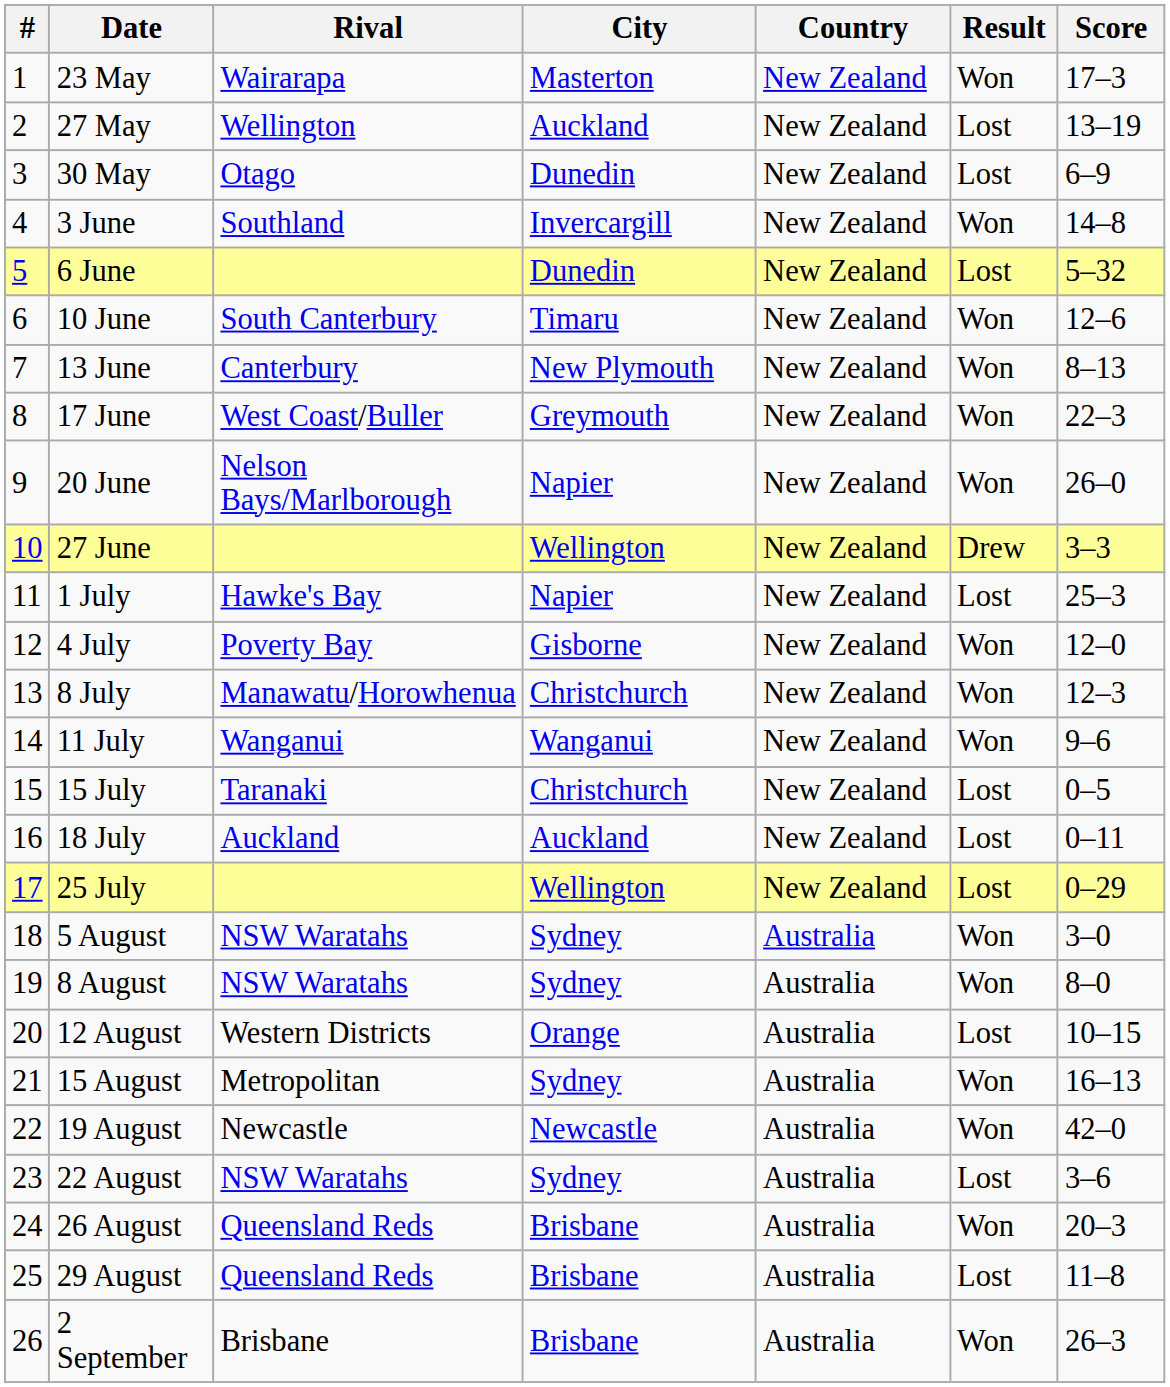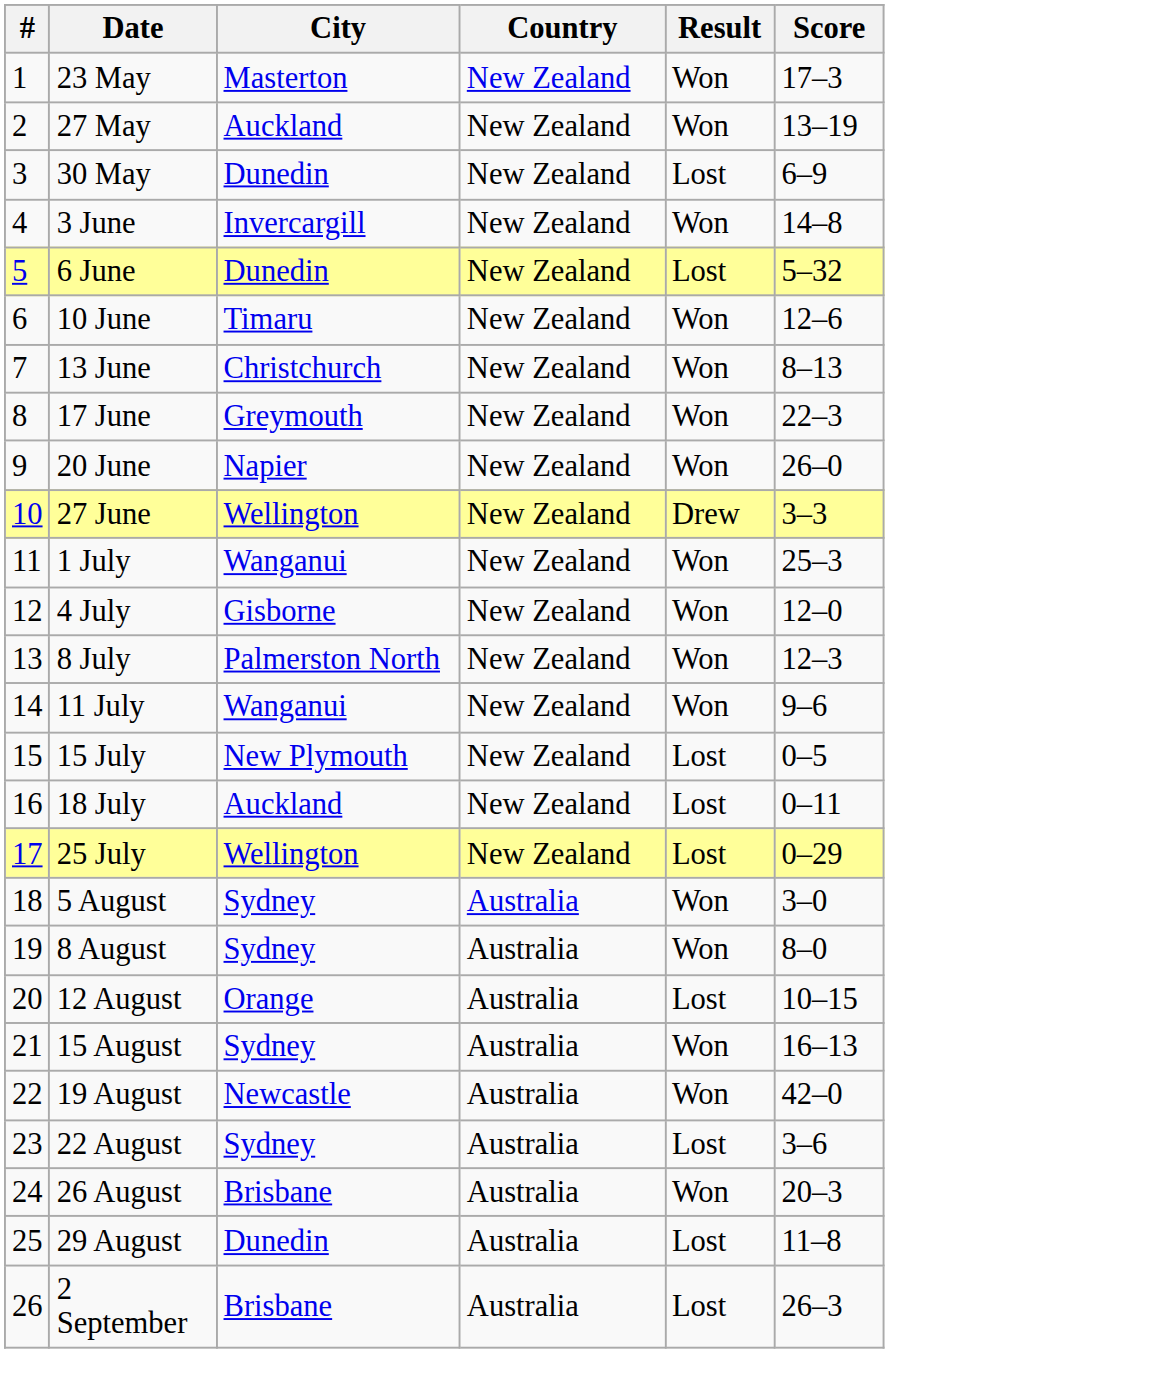- column: (368, 28)
(984, 125) Lost -> (700, 125) Won
(622, 367) New Plymouth -> (302, 367) Christchurch
(571, 596) Napier -> (285, 561) Wanganui
(984, 596) Lost -> (700, 561) Won
(609, 693) Christchurch -> (332, 658) Palmerston North
(609, 790) Christchurch -> (316, 755) New Plymouth
(584, 1274) Brisbane -> (276, 1240) Dunedin
(986, 1340) Won -> (699, 1306) Lost
